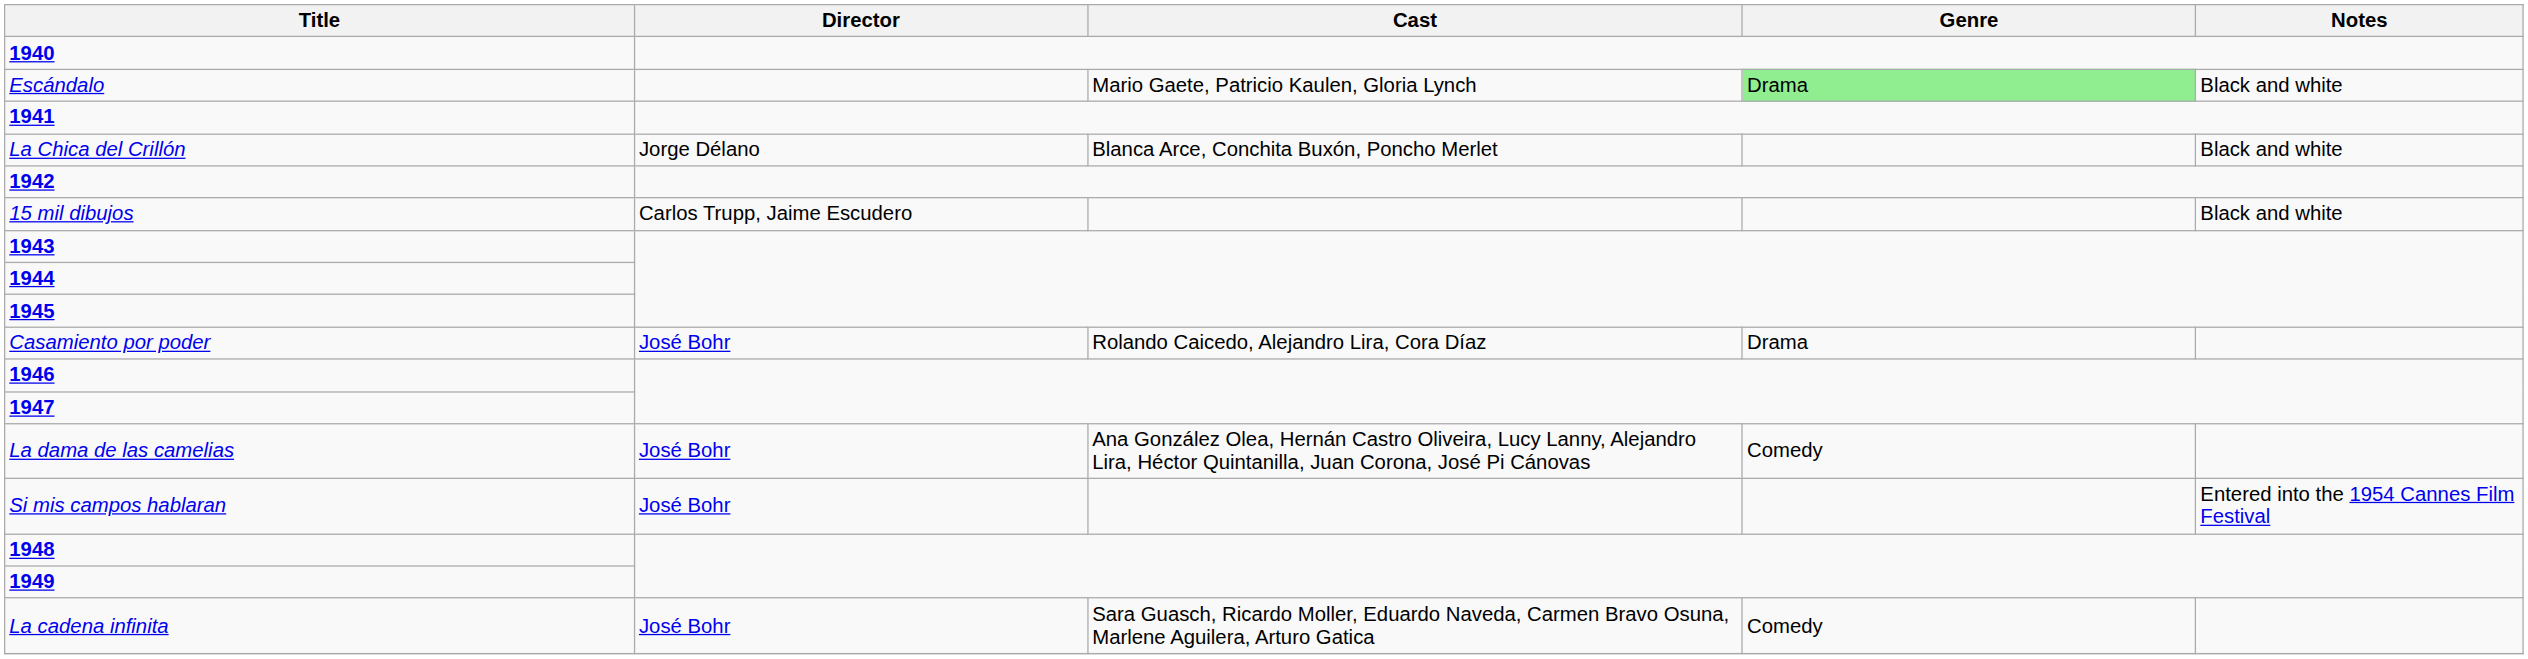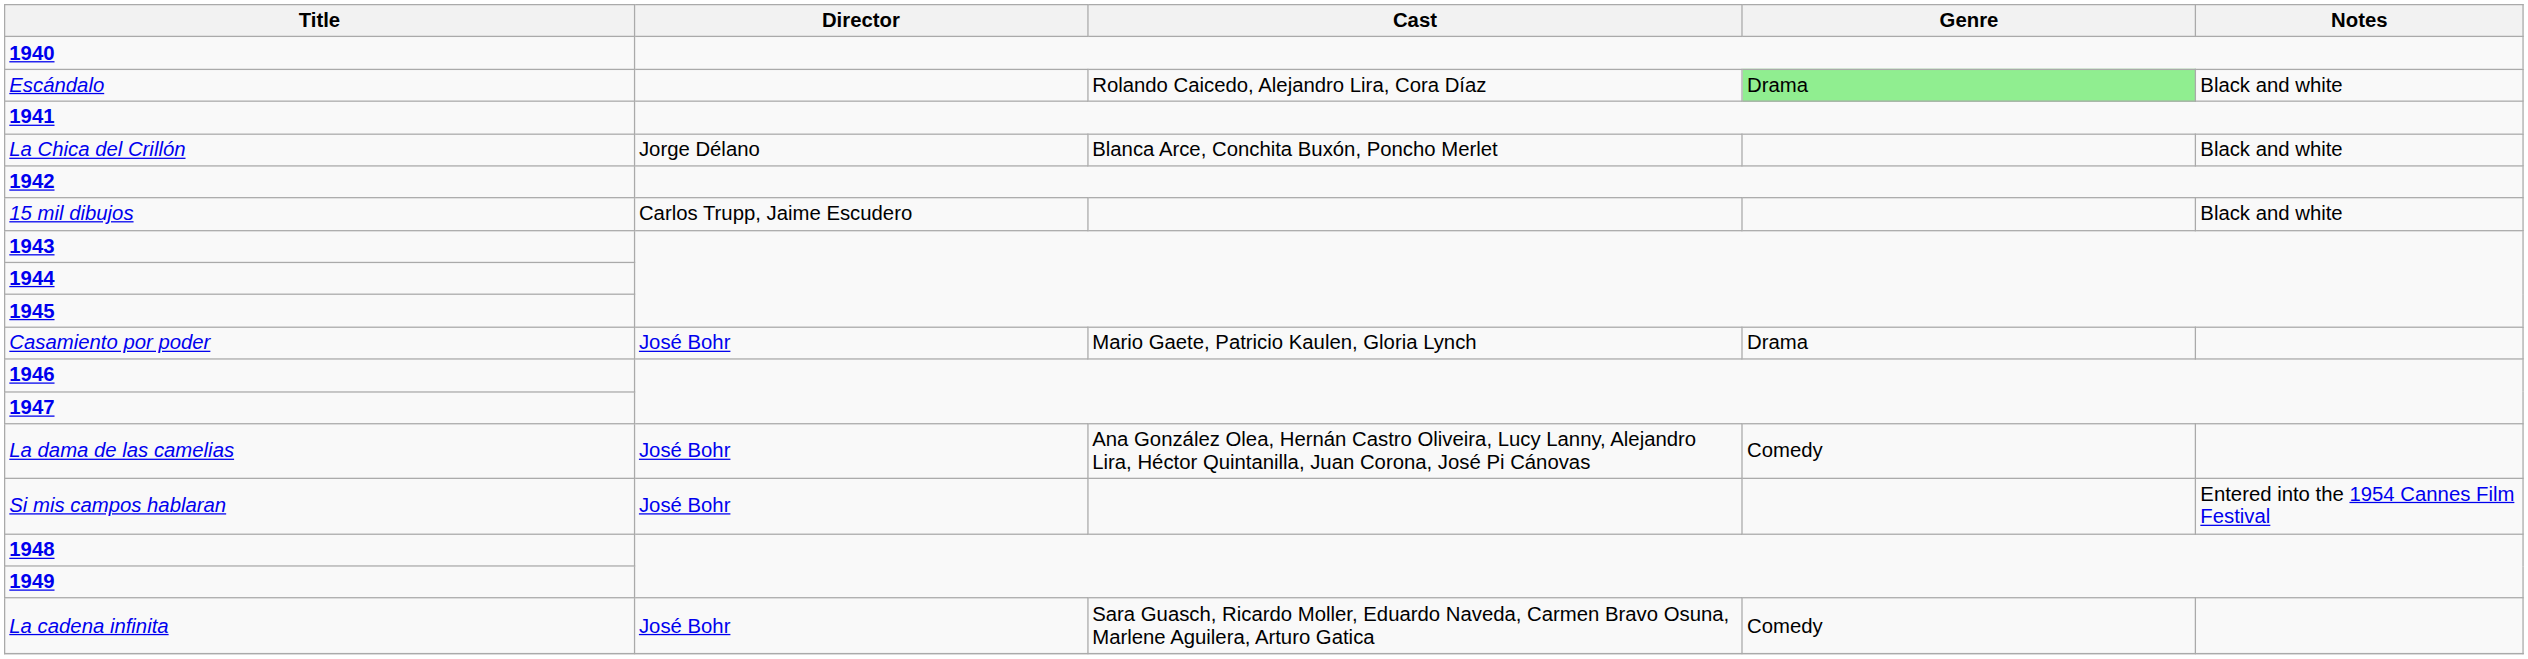(1284, 85) Mario Gaete, Patricio Kaulen, Gloria Lynch -> (1289, 85) Rolando Caicedo, Alejandro Lira, Cora Díaz
(1289, 342) Rolando Caicedo, Alejandro Lira, Cora Díaz -> (1284, 342) Mario Gaete, Patricio Kaulen, Gloria Lynch
